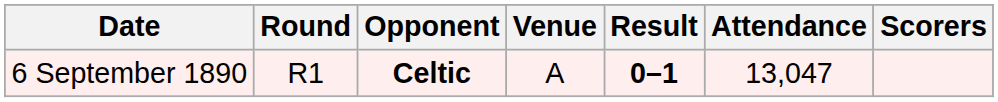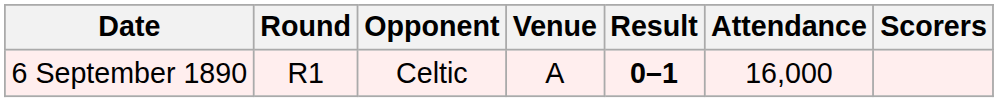(432, 72) bold -> (432, 72) normal
(789, 72) 13,047 -> (789, 72) 16,000
